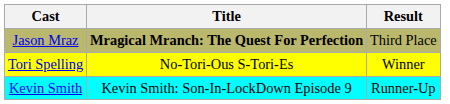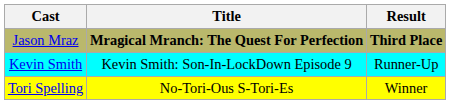(403, 40) normal -> (406, 40) bold
rows swapped: (46, 88) <-> (46, 64)
